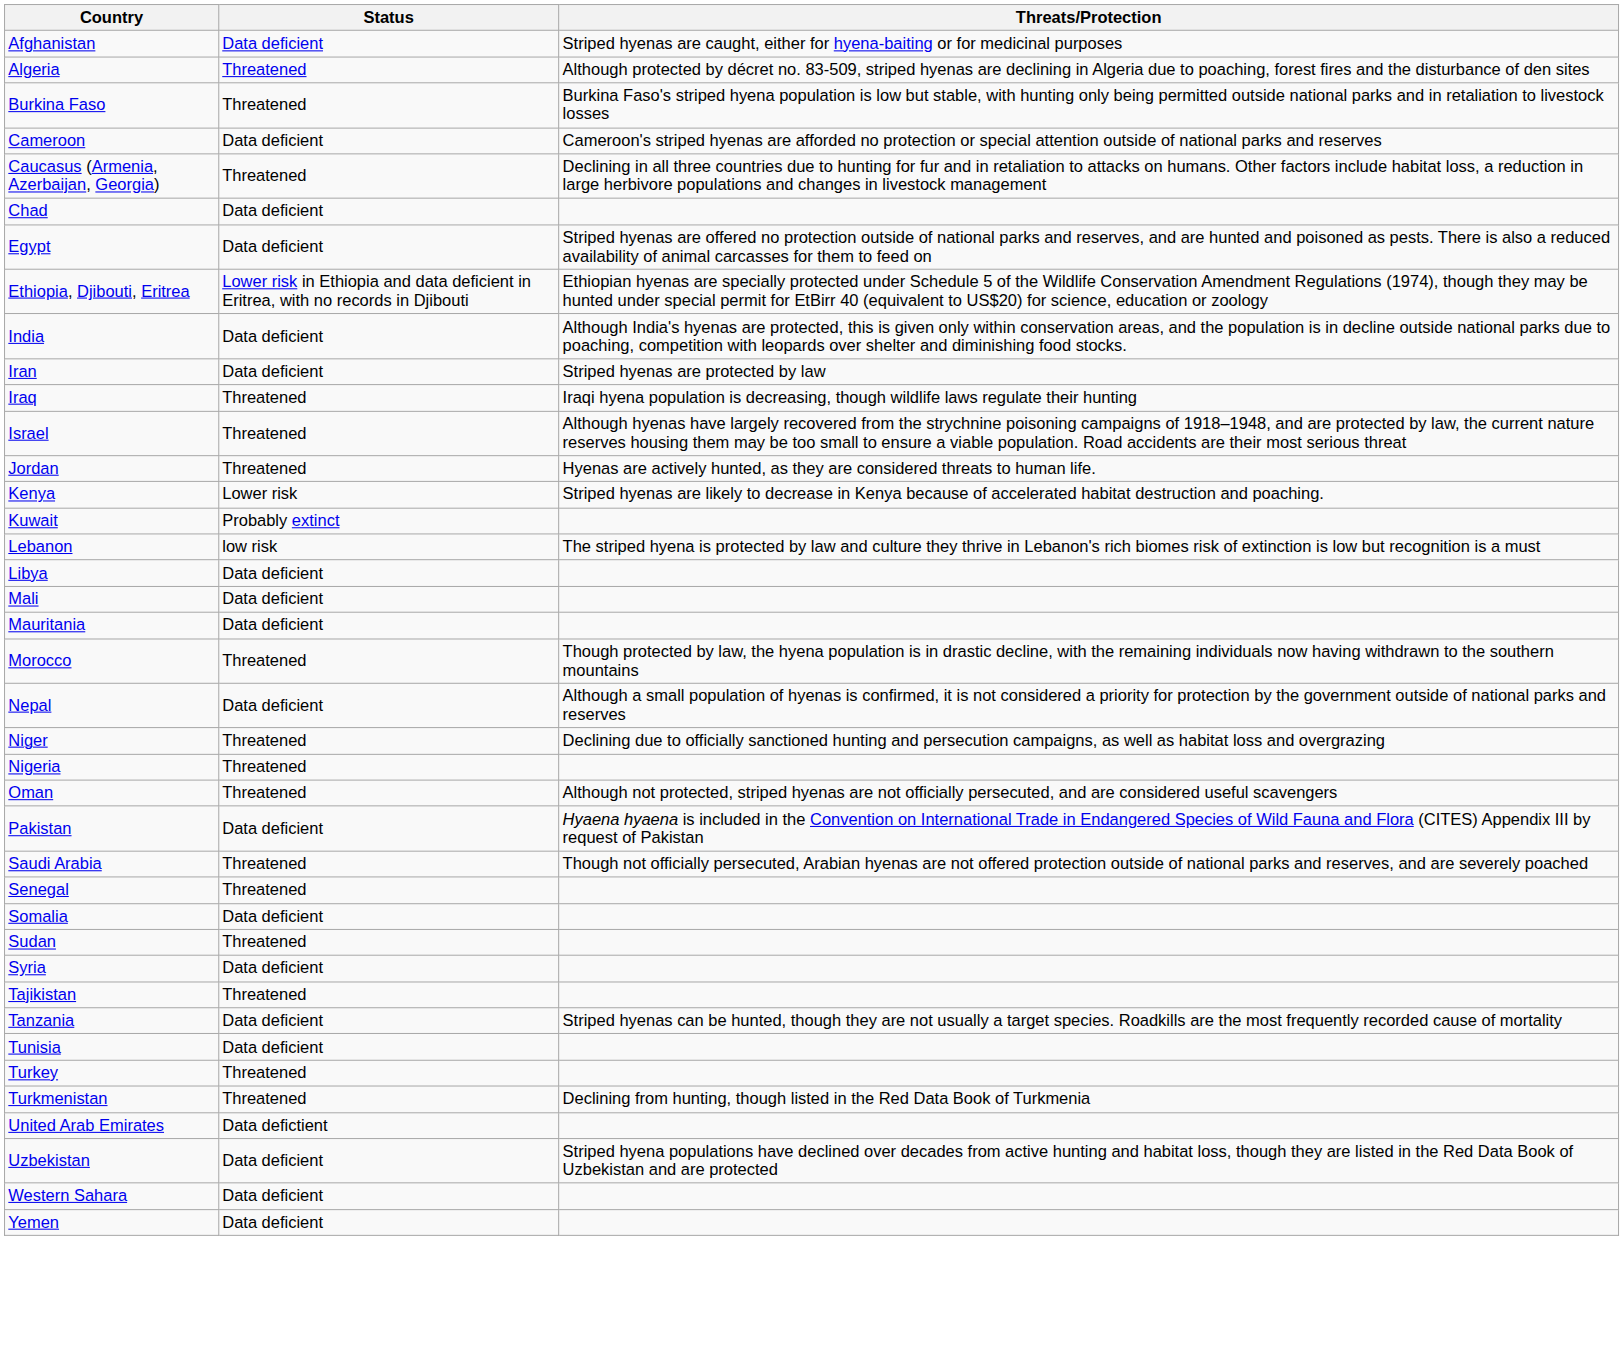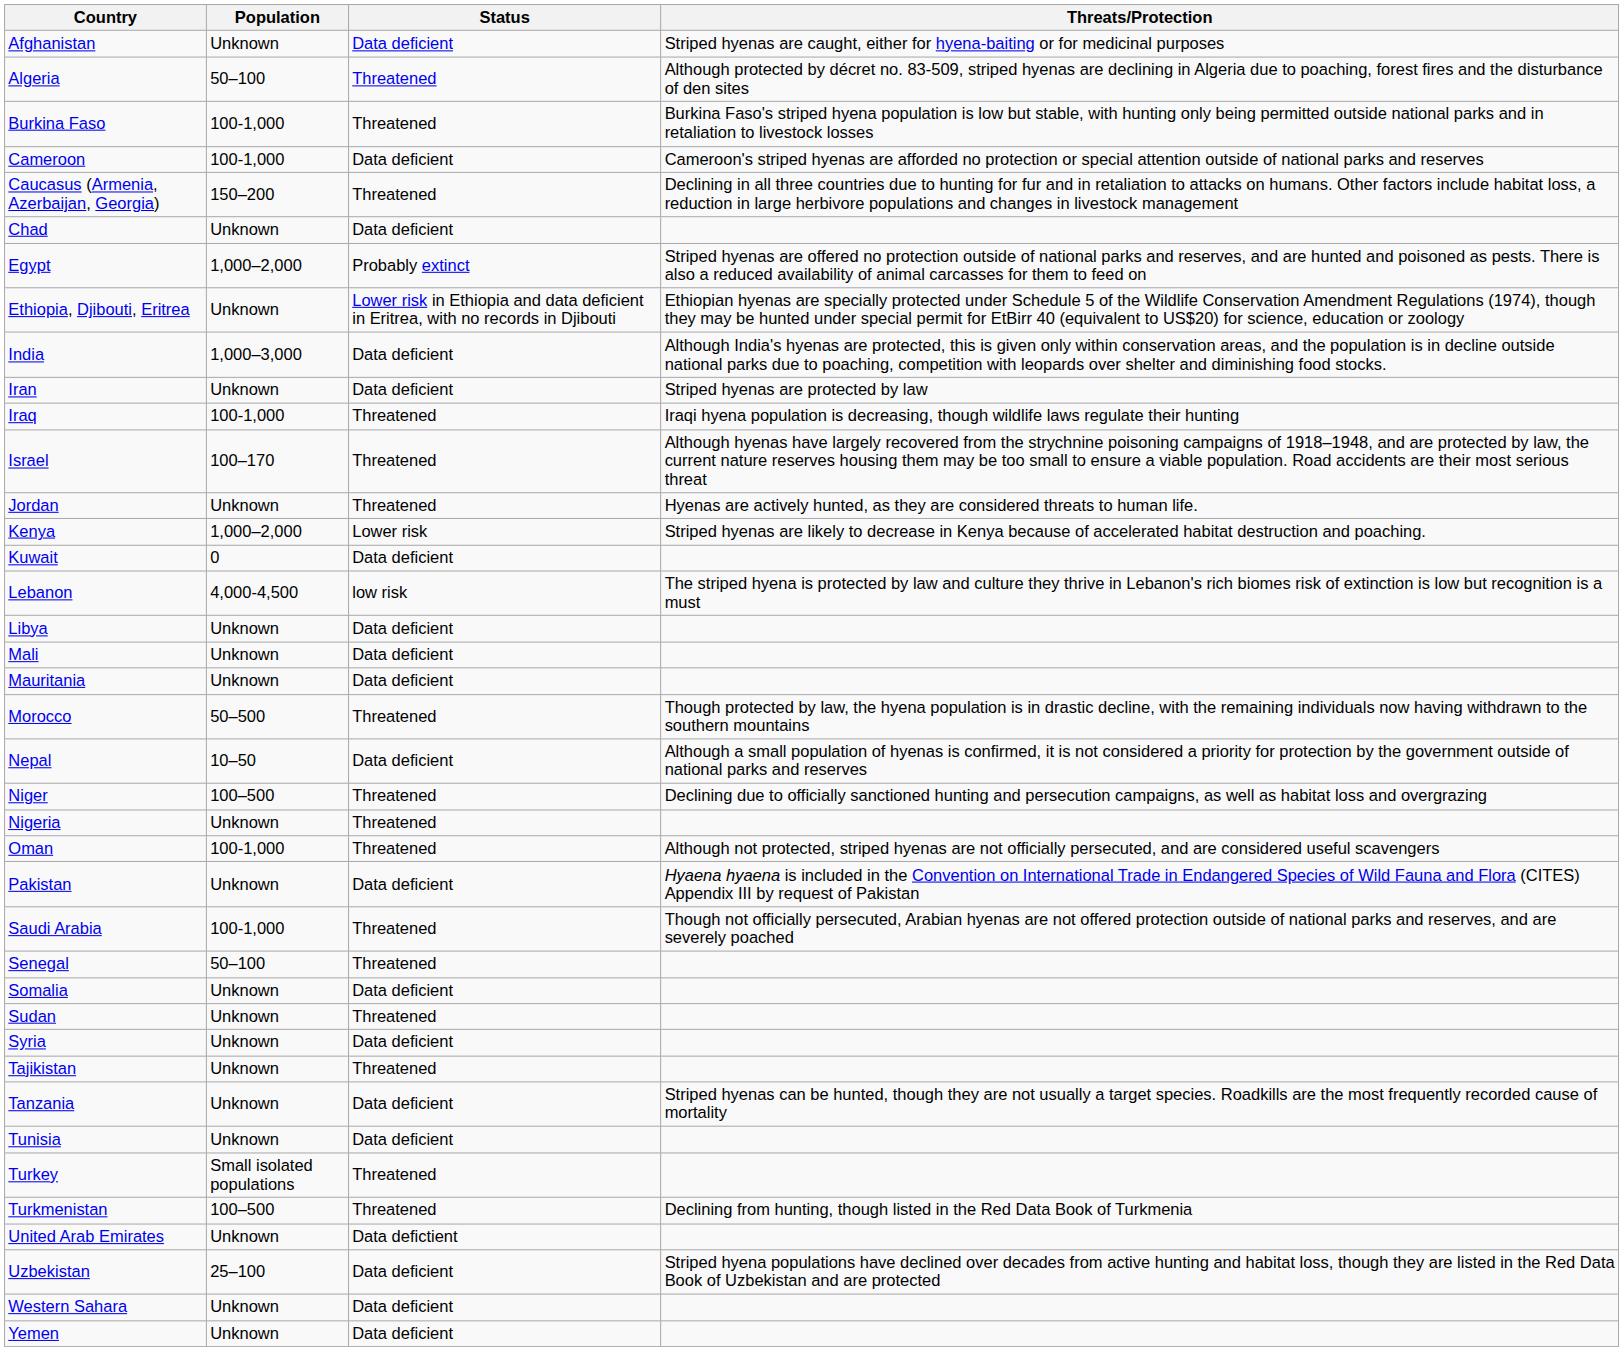+ column: (277, 17)
(273, 246) Data deficient -> (411, 265) Probably extinct
(281, 520) Probably extinct -> (403, 557) Data deficient
